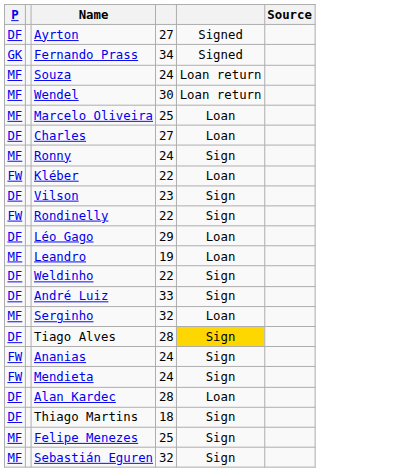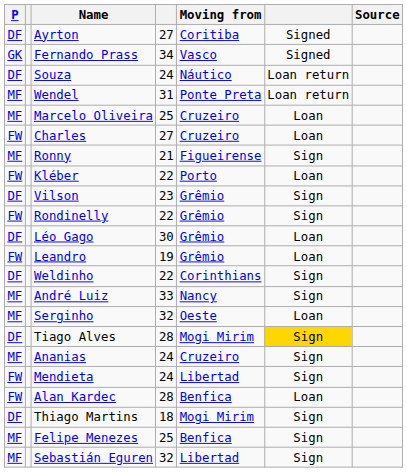+ column: (221, 15)
(15, 75) MF -> (15, 75) DF
(166, 95) 30 -> (166, 95) 31
(15, 135) DF -> (15, 135) FW
(166, 155) 24 -> (166, 155) 21
(166, 236) 29 -> (166, 236) 30
(15, 256) MF -> (15, 256) FW
(15, 296) DF -> (15, 296) MF
(15, 357) FW -> (15, 357) MF
(15, 397) DF -> (15, 397) FW
